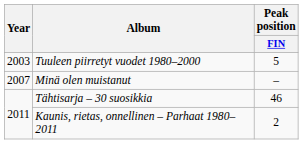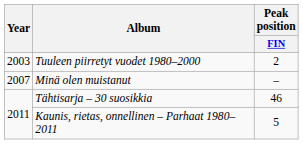(276, 61) 5 -> (276, 61) 2
(276, 123) 2 -> (276, 123) 5
